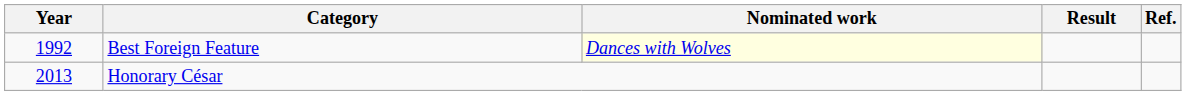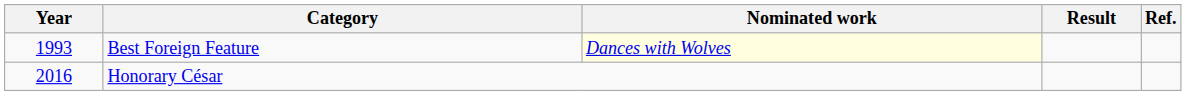(54, 47) 1992 -> (54, 47) 1993
(54, 76) 2013 -> (54, 76) 2016
